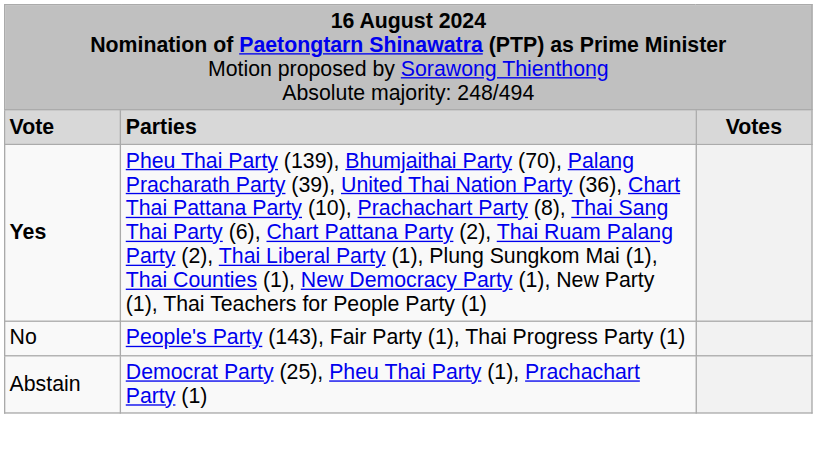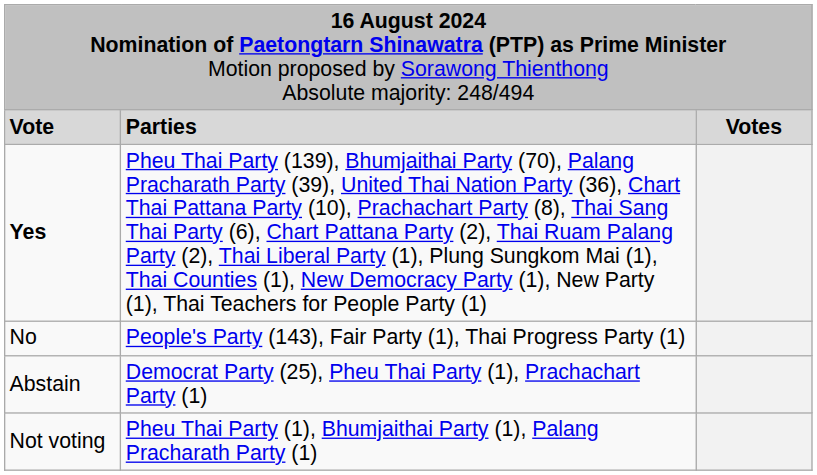+ row: (57, 441)
